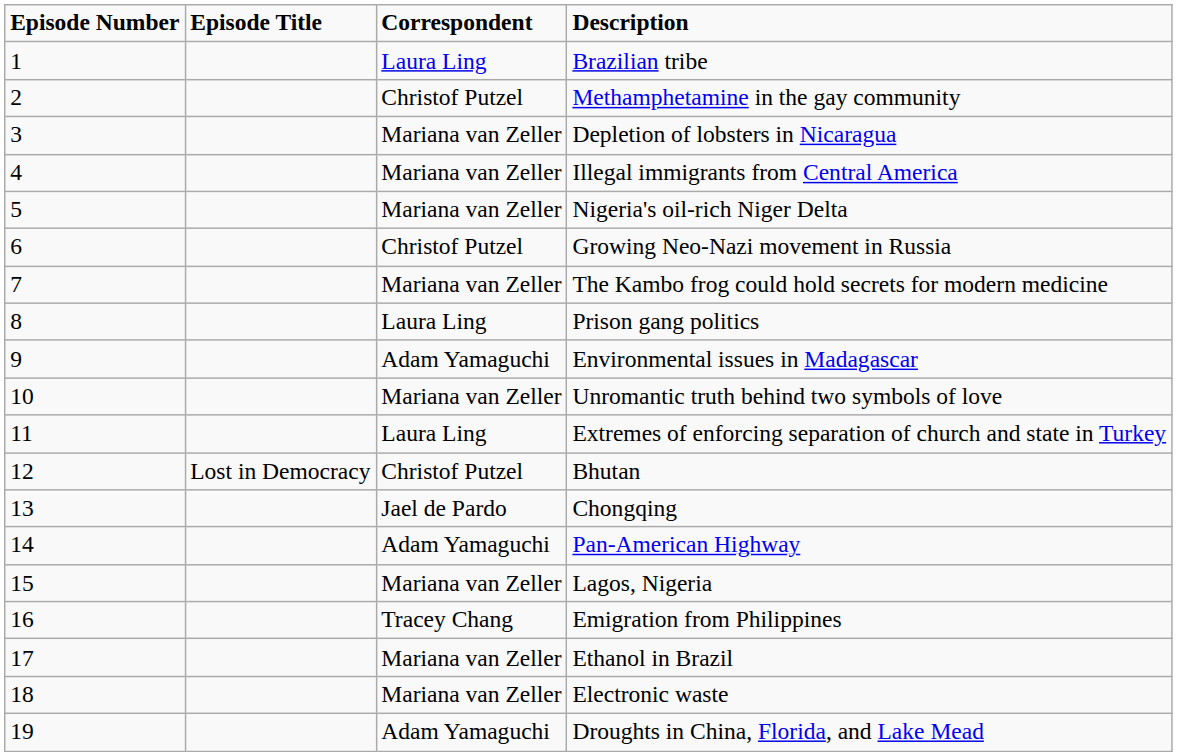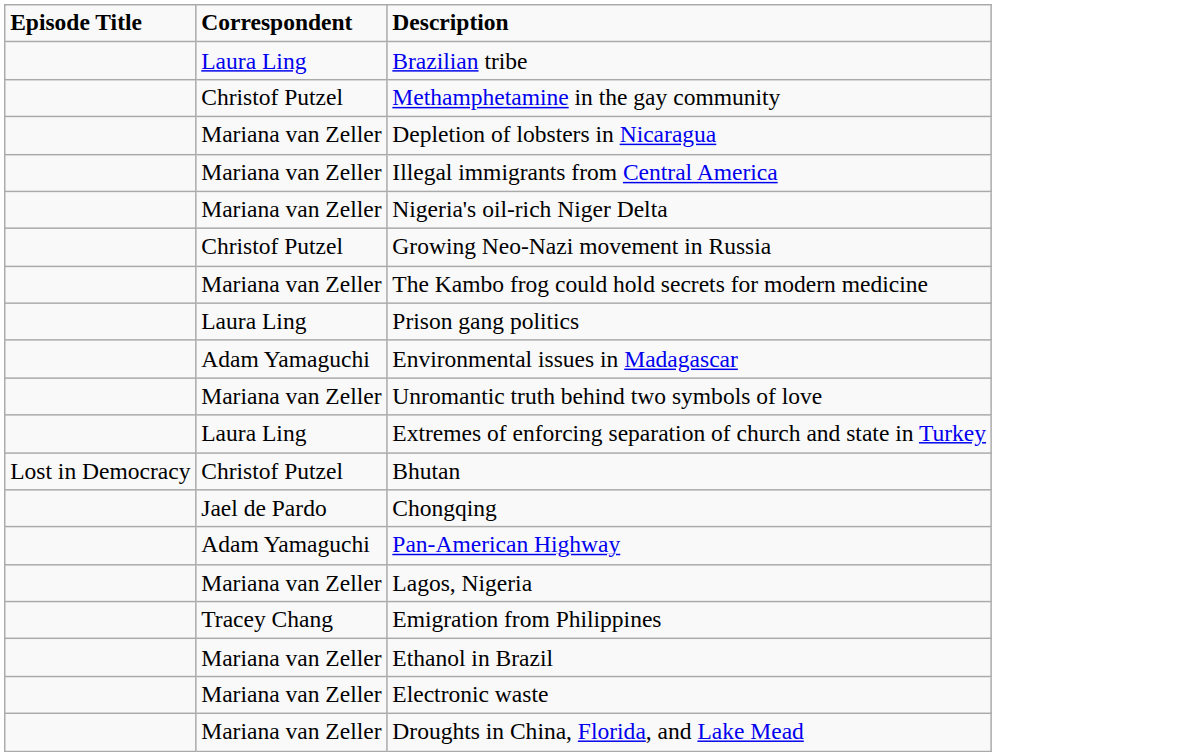- column: (95, 23)
(466, 731) Adam Yamaguchi -> (291, 731) Mariana van Zeller
